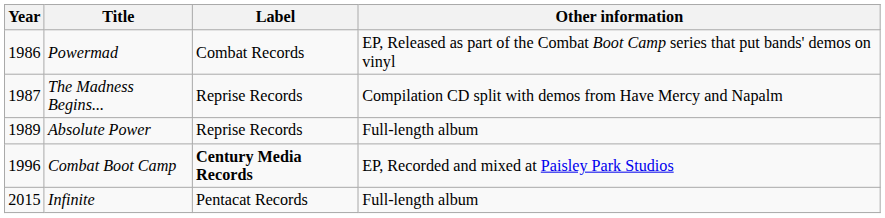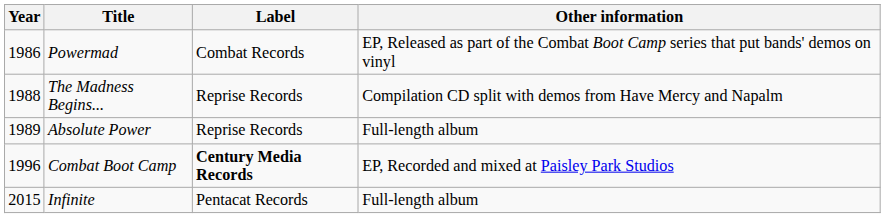(24, 95) 1987 -> (24, 95) 1988
